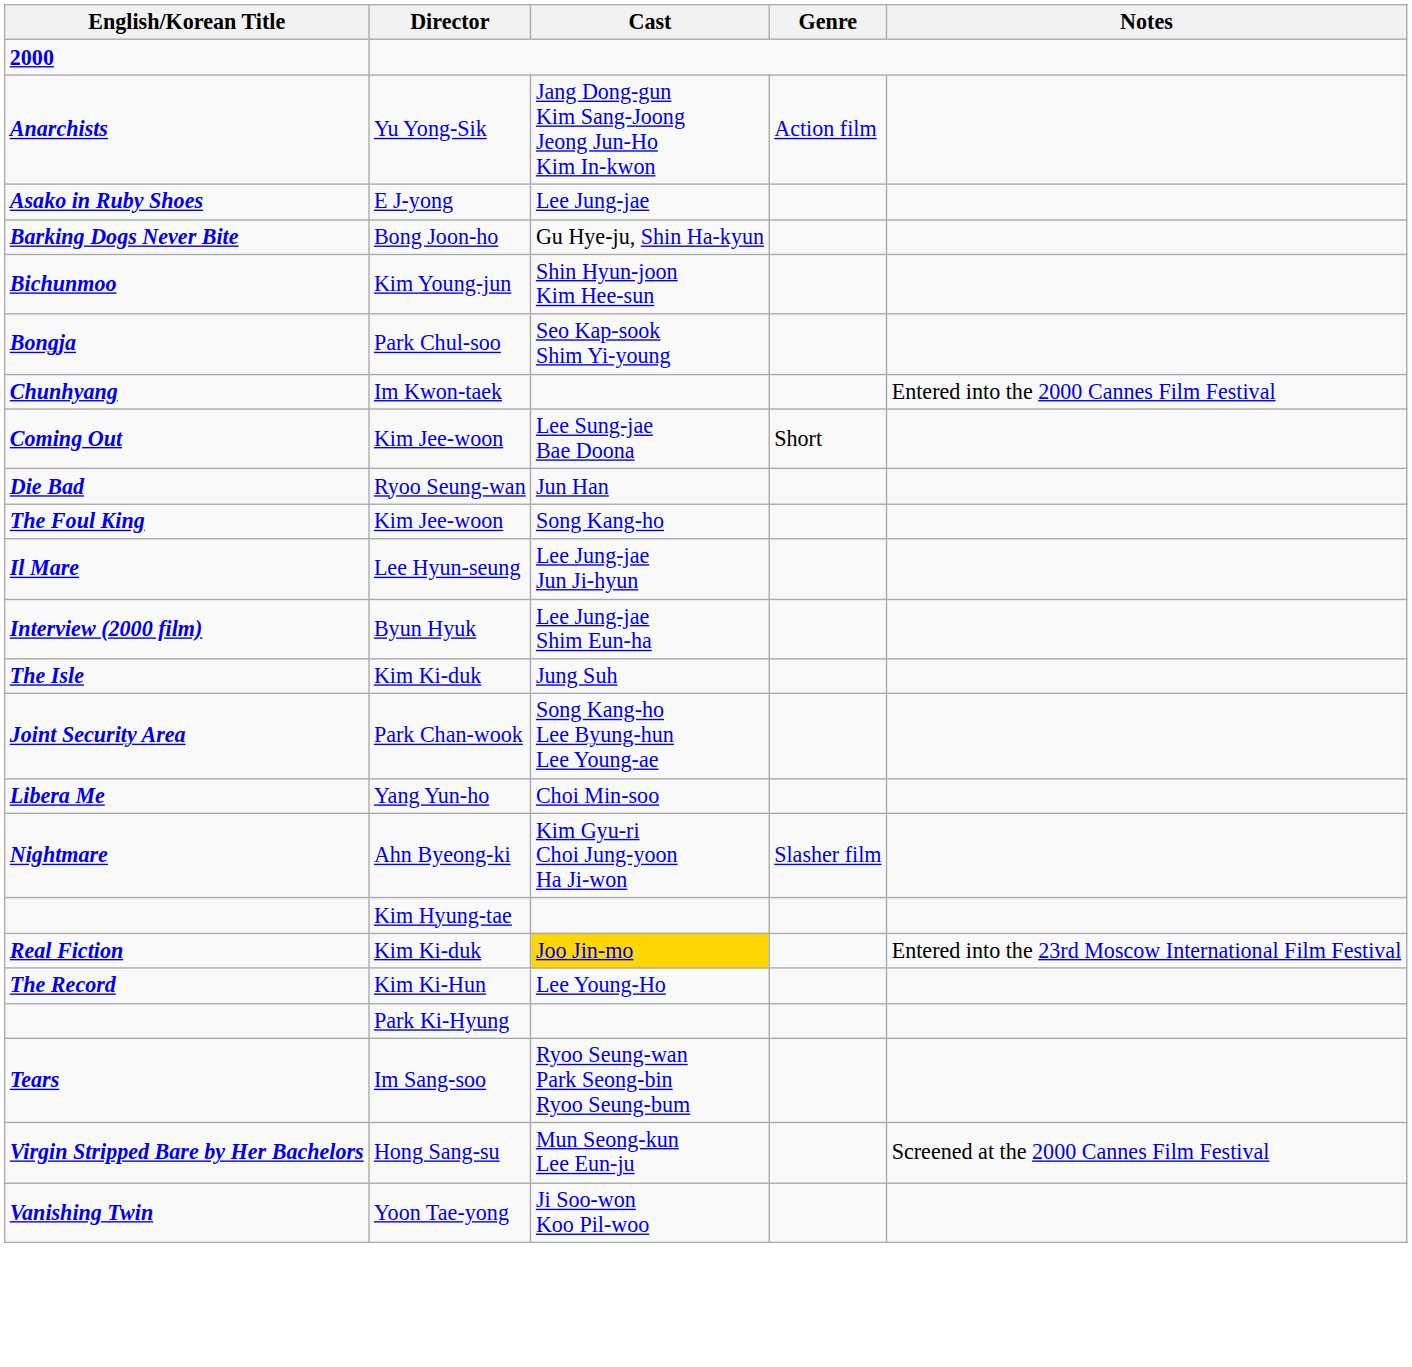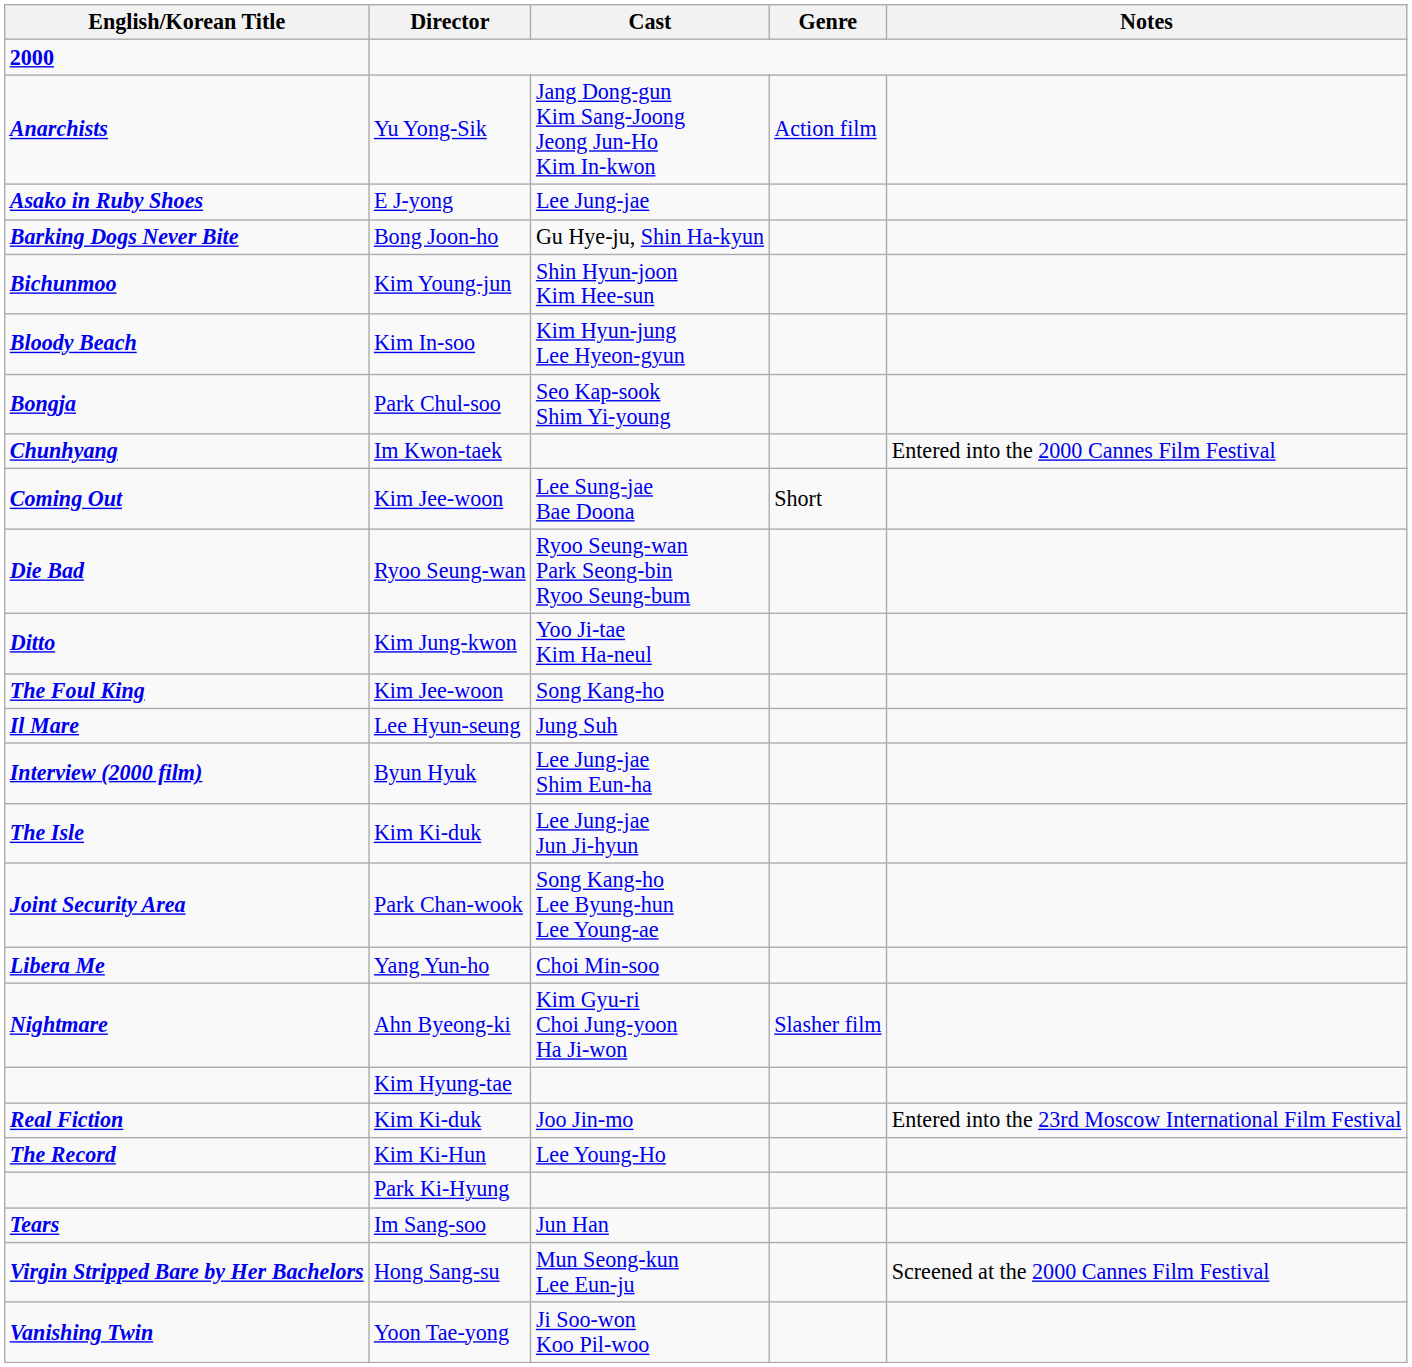+ row: (73, 343)
(572, 486) Jun Han -> (613, 570) Ryoo Seung-wan Park Seong-bin Ryoo Seung-bum
+ row: (32, 643)
(593, 568) Lee Jung-jae Jun Ji-hyun -> (577, 725) Jung Suh
(577, 675) Jung Suh -> (593, 832) Lee Jung-jae Jun Ji-hyun
(585, 950) gold background -> (585, 1119) no background
(613, 1080) Ryoo Seung-wan Park Seong-bin Ryoo Seung-bum -> (572, 1224) Jun Han
